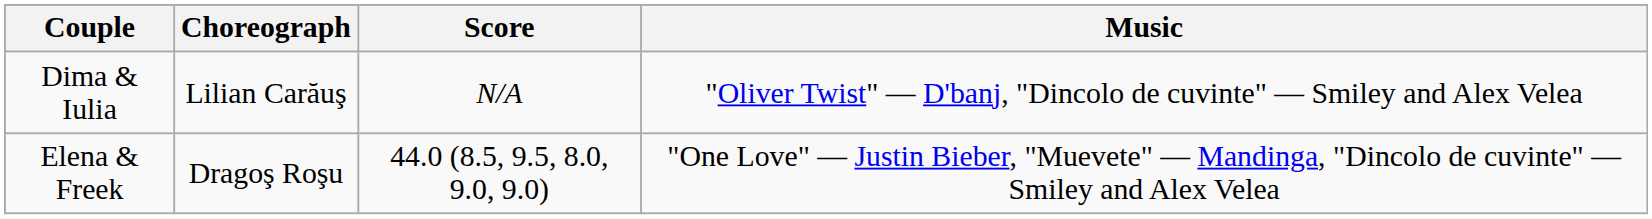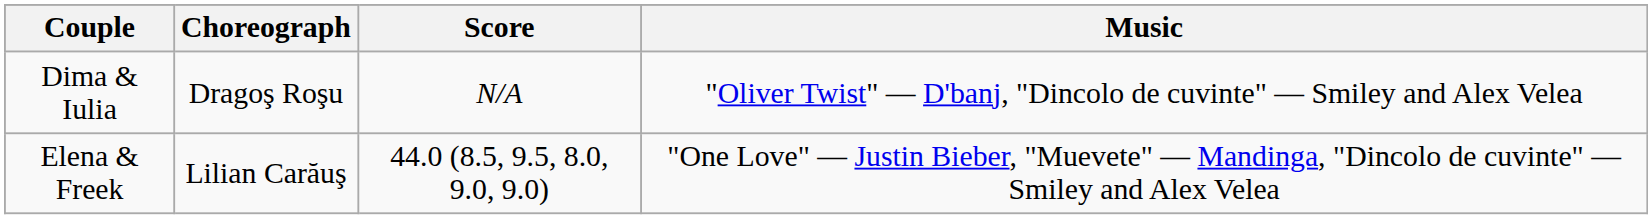(266, 92) Lilian Carăuş -> (266, 92) Dragoş Roşu
(266, 172) Dragoş Roşu -> (266, 172) Lilian Carăuş
